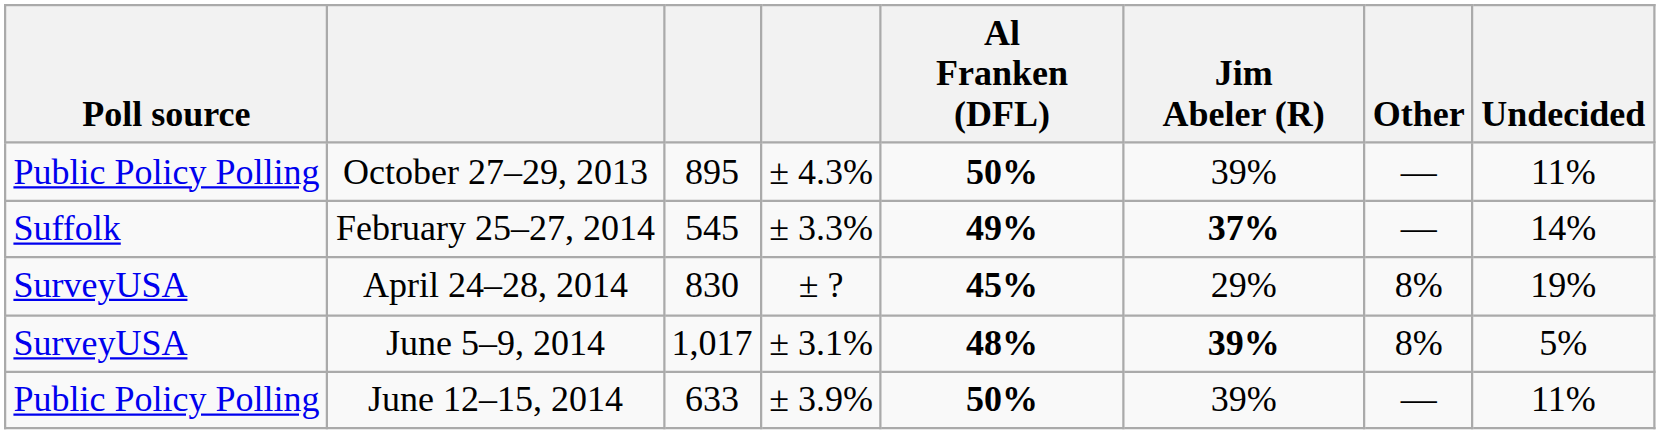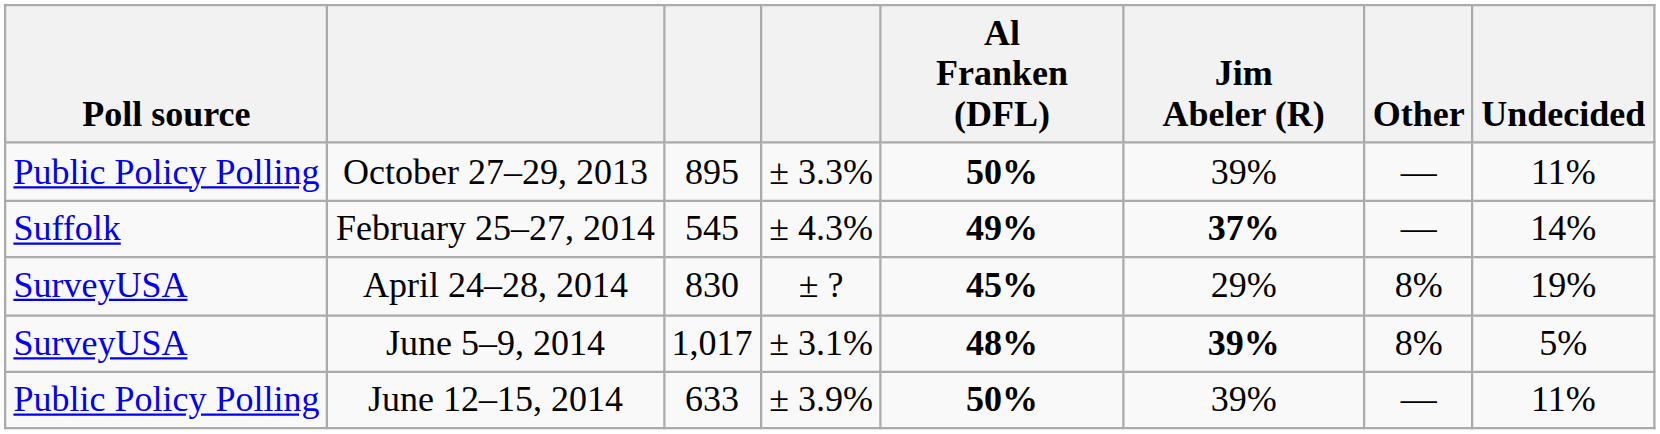(821, 171) ± 4.3% -> (821, 171) ± 3.3%
(821, 228) ± 3.3% -> (821, 228) ± 4.3%
